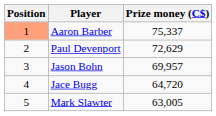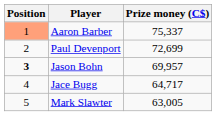(168, 48) 72,629 -> (168, 48) 72,699
(26, 66) normal -> (26, 66) bold
(168, 84) 64,720 -> (168, 84) 64,717
